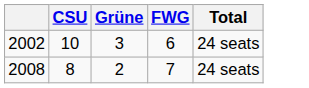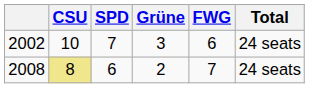+ column: (112, 17)
(70, 69) no background -> (70, 69) khaki background
